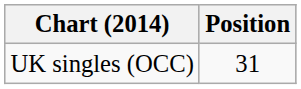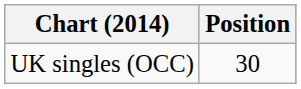(248, 63) 31 -> (248, 63) 30
